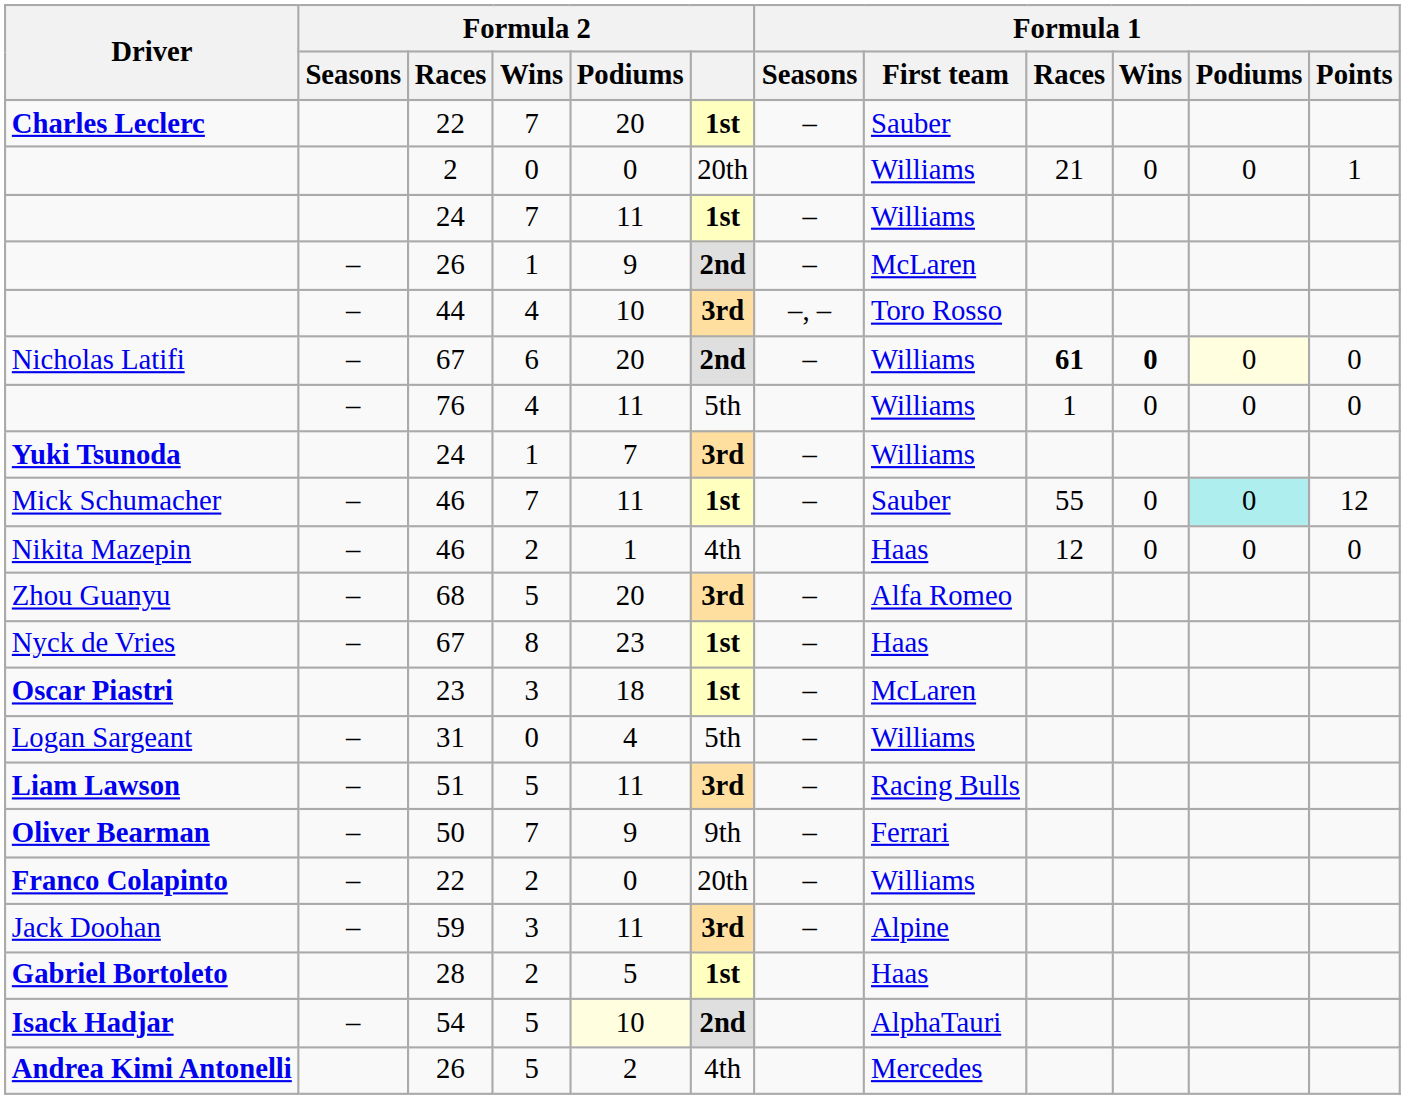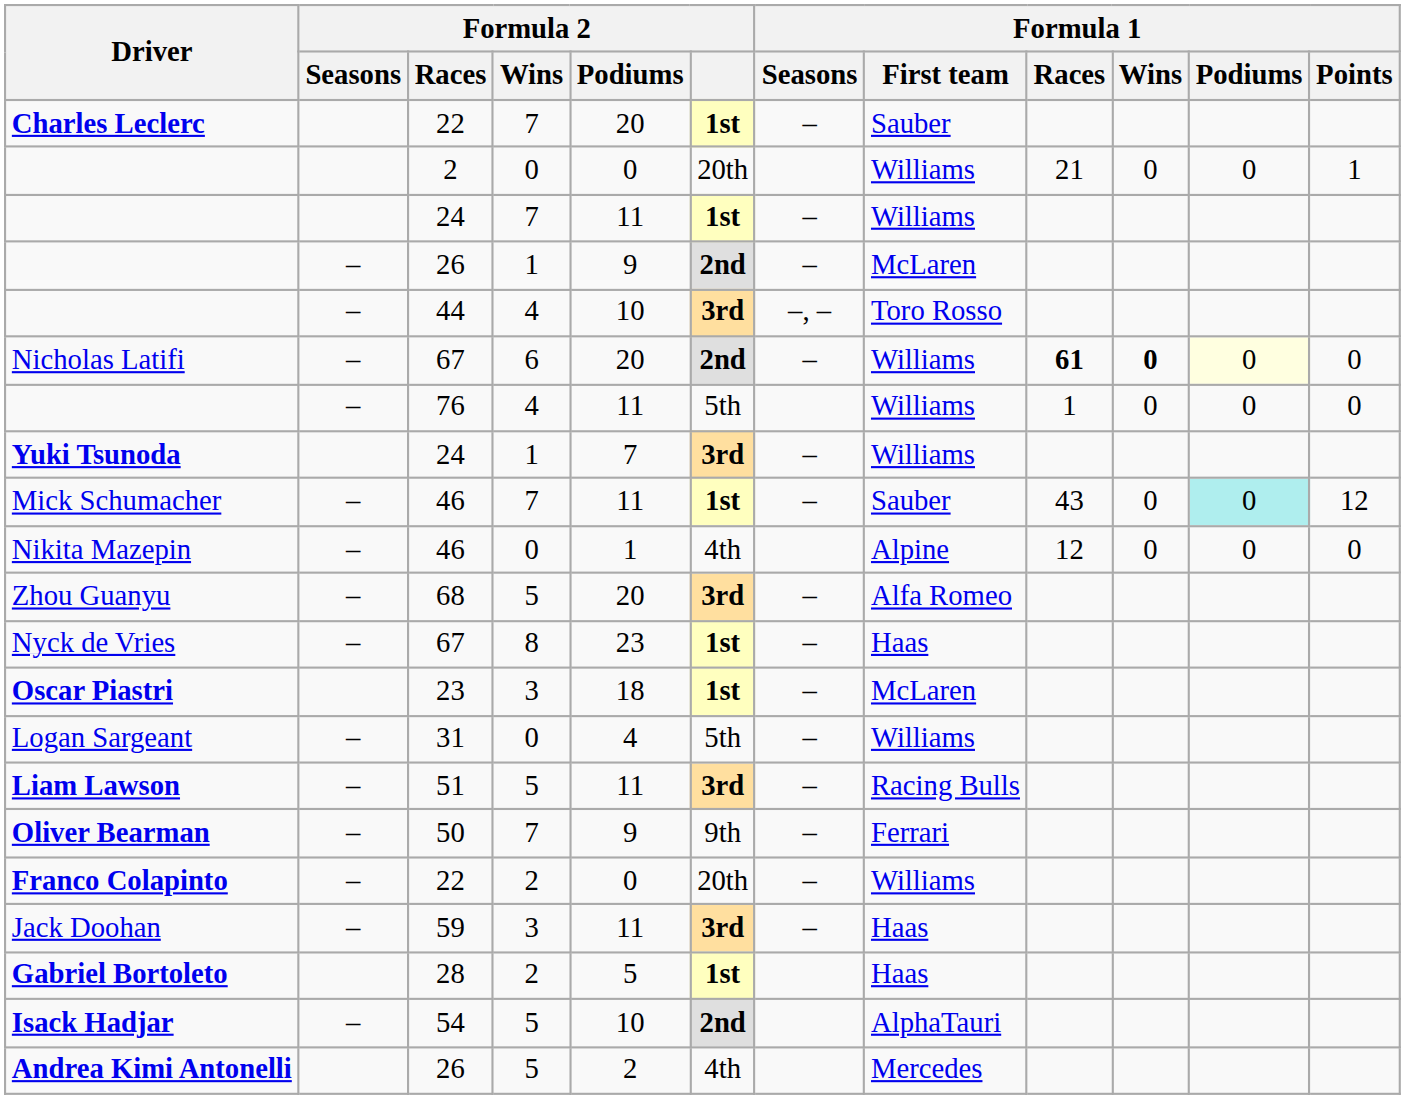(1069, 501) 55 -> (1069, 501) 43
(532, 548) 2 -> (532, 548) 0
(900, 548) Haas -> (910, 548) Alpine
(910, 927) Alpine -> (900, 927) Haas
(630, 1021) lightyellow background -> (630, 1021) no background
